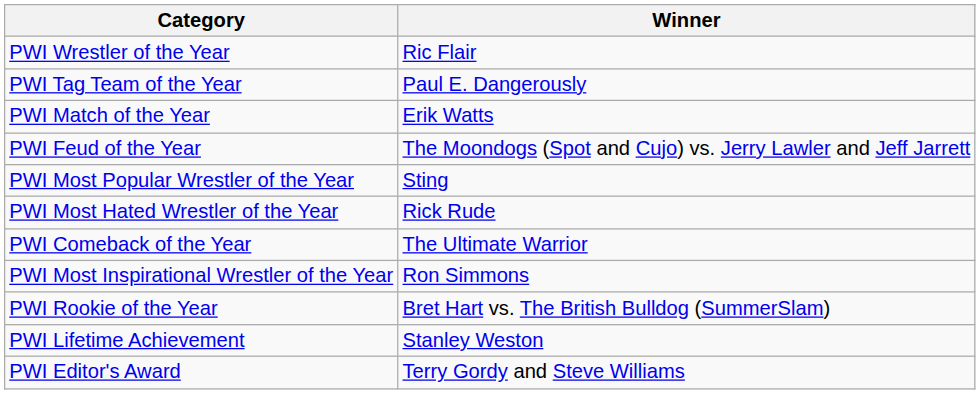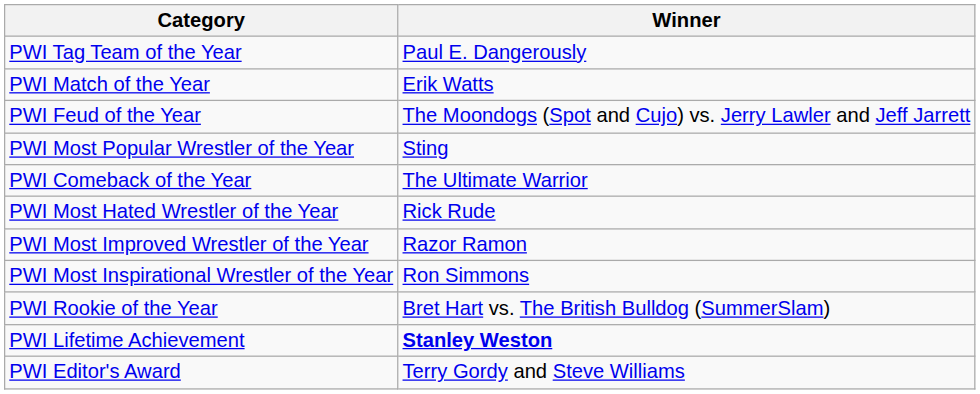- row: (119, 52)
rows swapped: (174, 212) <-> (130, 244)
+ row: (189, 244)
(473, 340) normal -> (477, 340) bold
